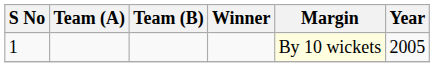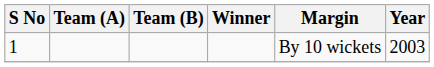(330, 47) lightyellow background -> (330, 47) no background
(407, 47) 2005 -> (407, 47) 2003
